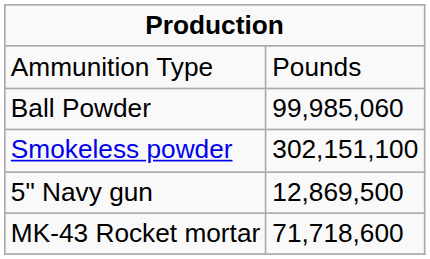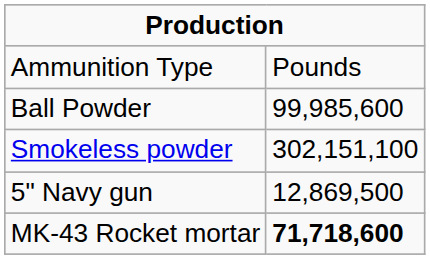(338, 108) 99,985,060 -> (338, 108) 99,985,600
(338, 233) normal -> (338, 233) bold
